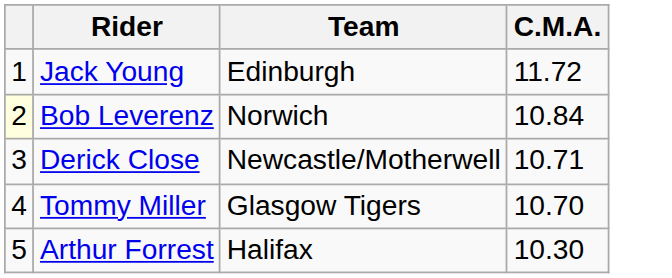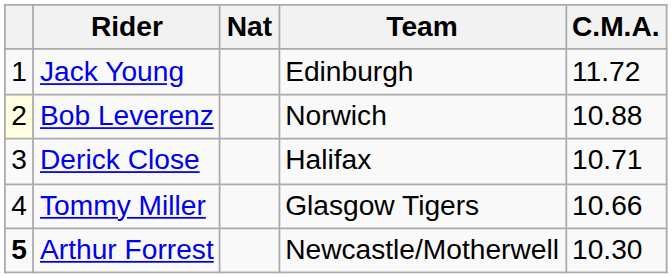+ column: (249, 26)
(549, 116) 10.84 -> (607, 116) 10.88
(364, 160) Newcastle/Motherwell -> (328, 160) Halifax
(549, 205) 10.70 -> (607, 205) 10.66
(19, 250) normal -> (19, 250) bold
(270, 250) Halifax -> (422, 250) Newcastle/Motherwell
